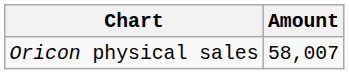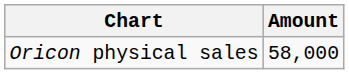(303, 53) 58,007 -> (303, 53) 58,000
